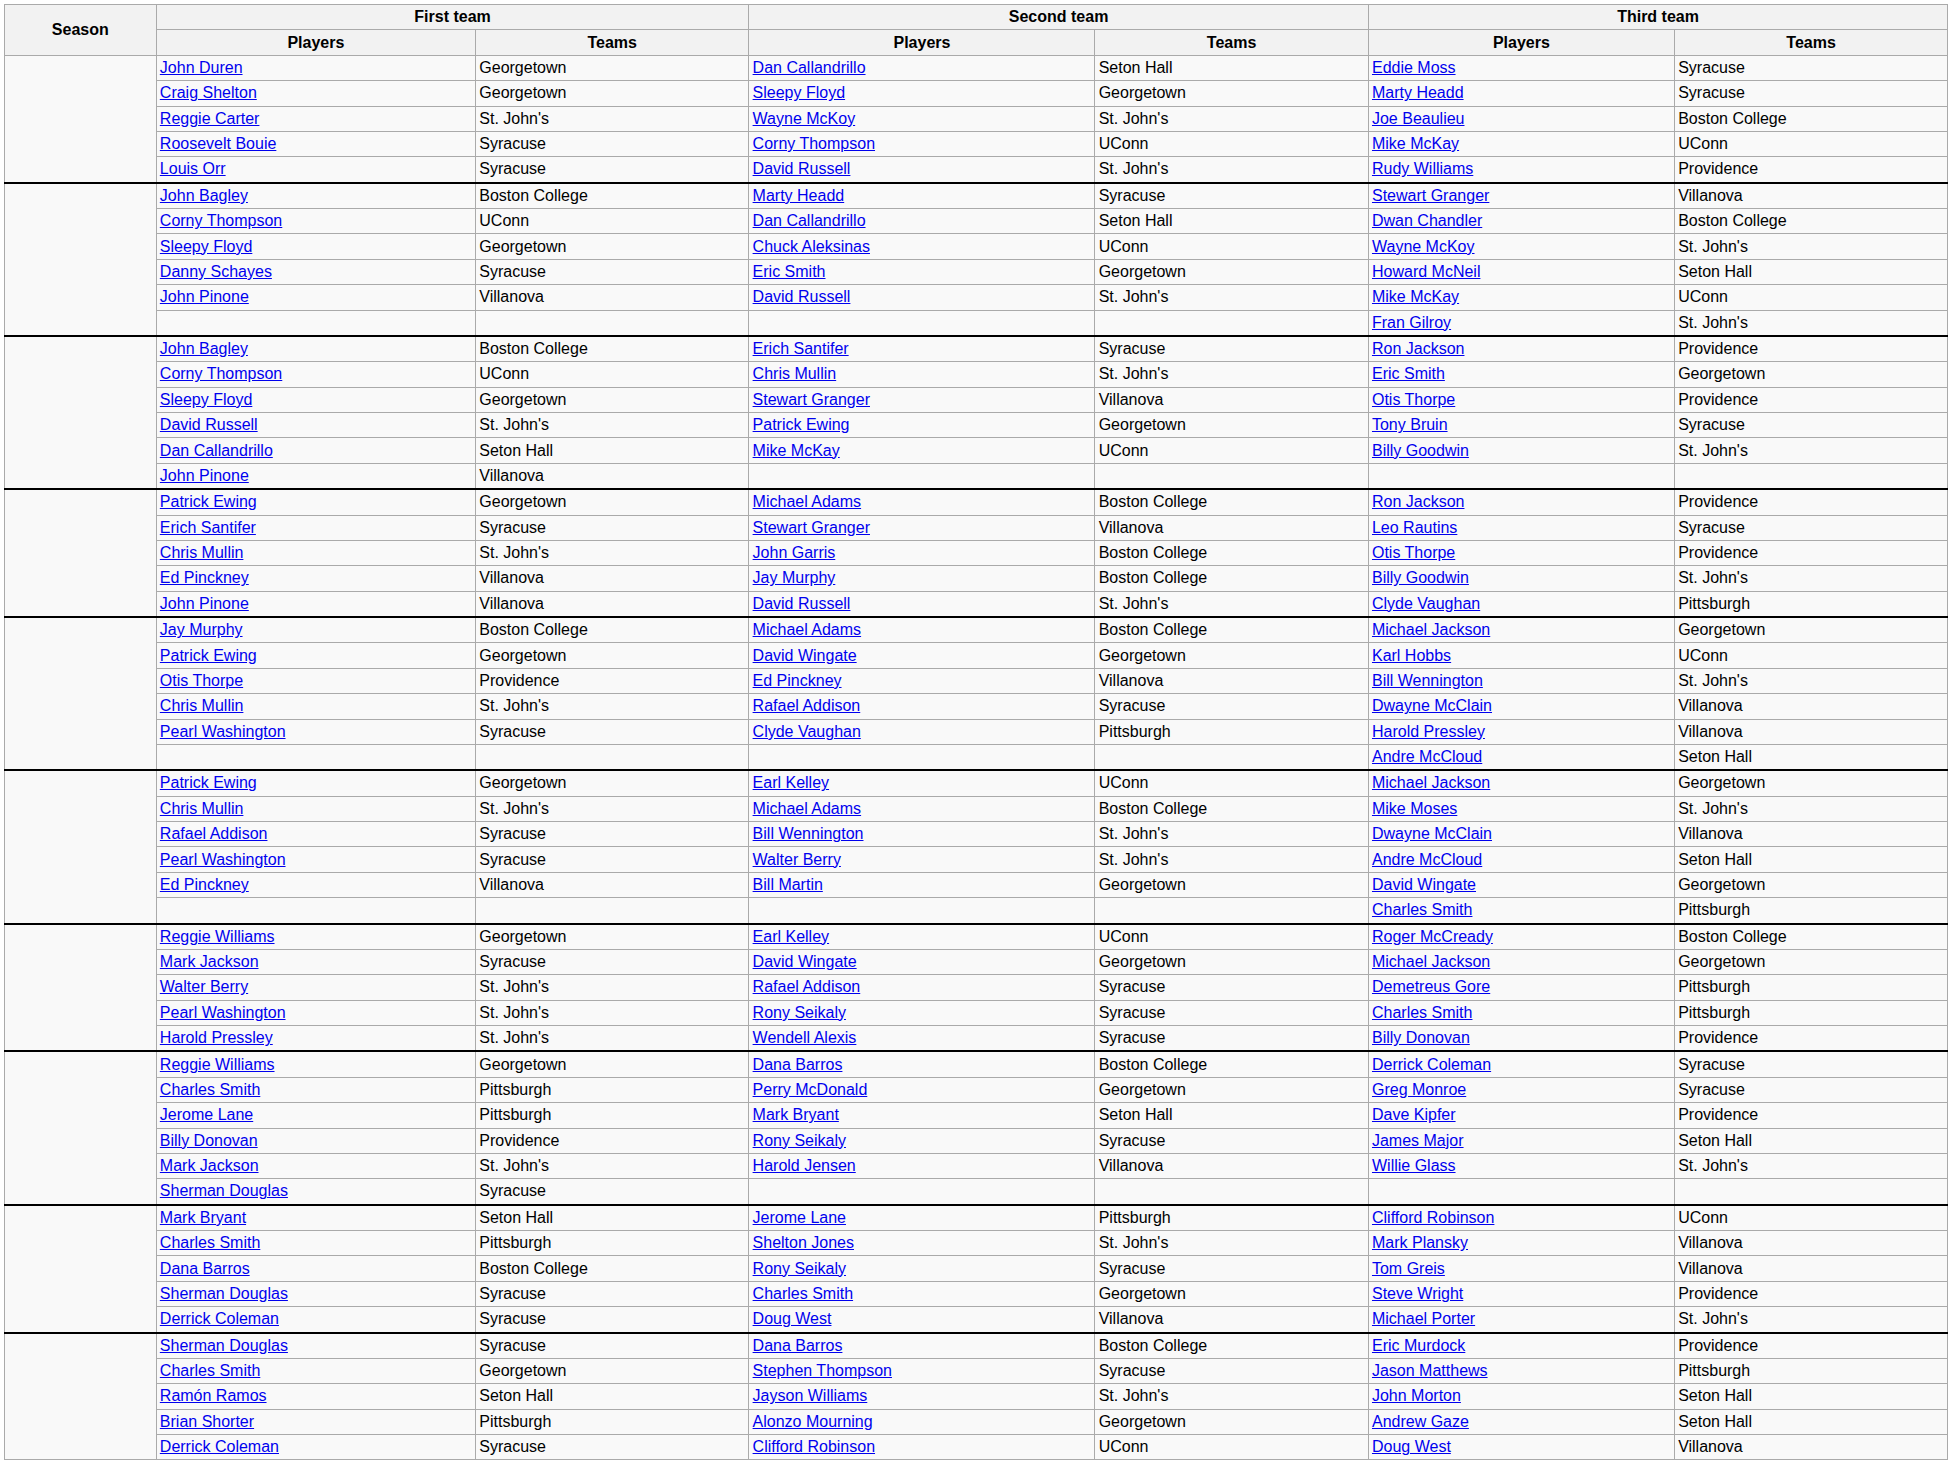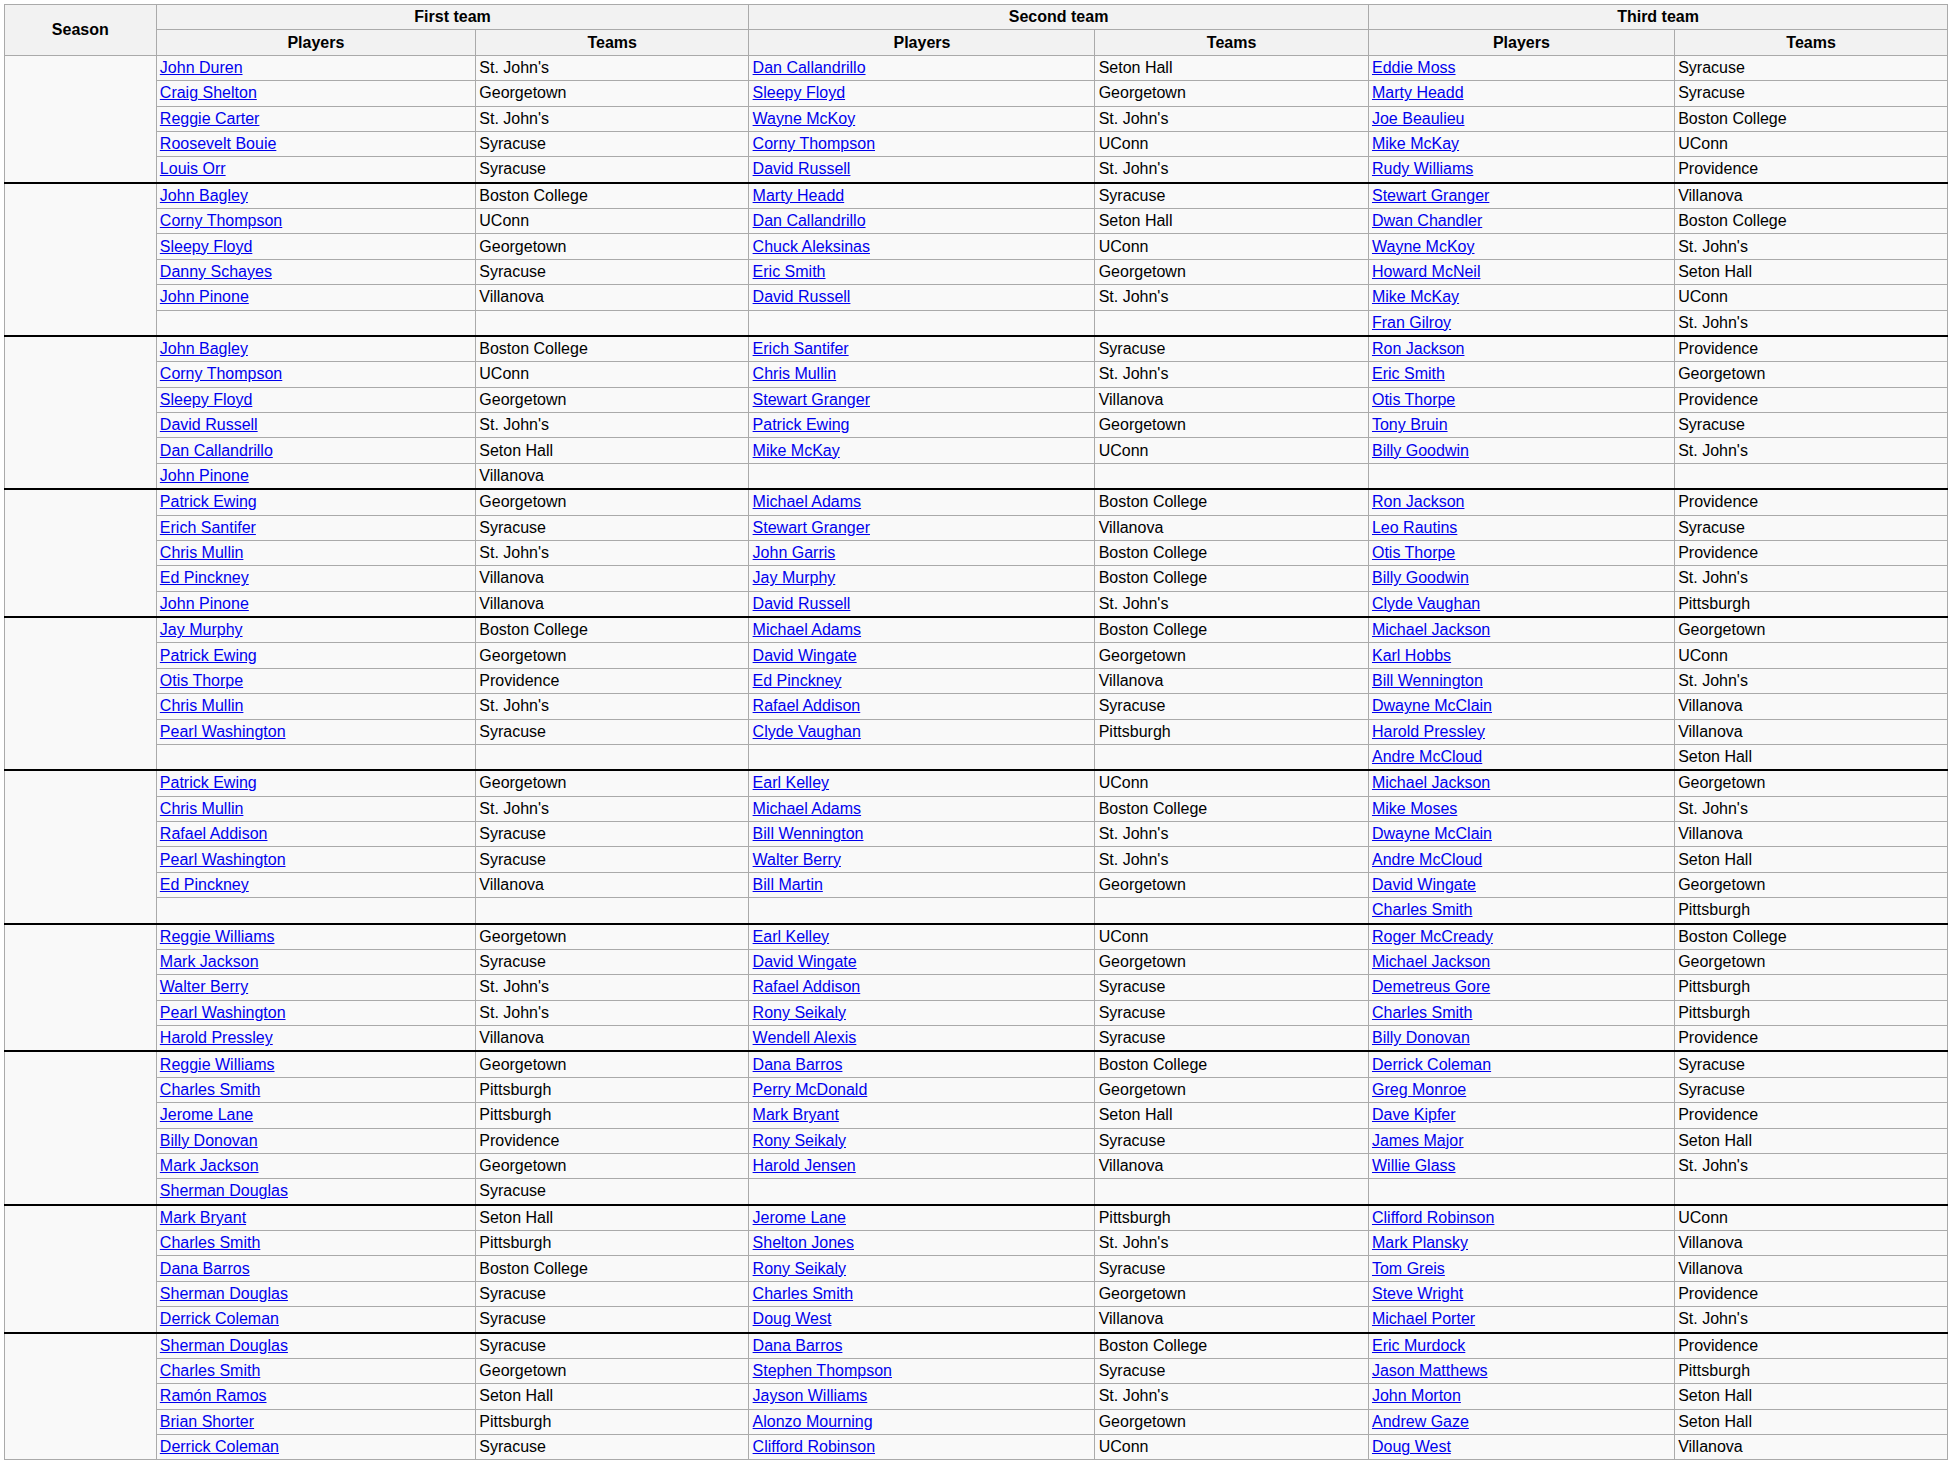(523, 67) Georgetown -> (514, 67) St. John's
(514, 1038) St. John's -> (512, 1038) Villanova
(514, 1166) St. John's -> (523, 1166) Georgetown
